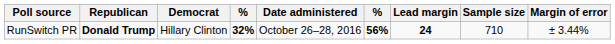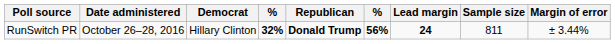columns swapped: (310, 13) <-> (119, 13)
(494, 30) 710 -> (494, 30) 811
